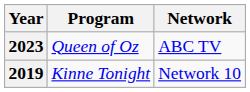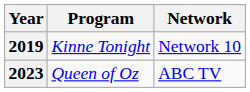rows swapped: (26, 73) <-> (26, 45)
